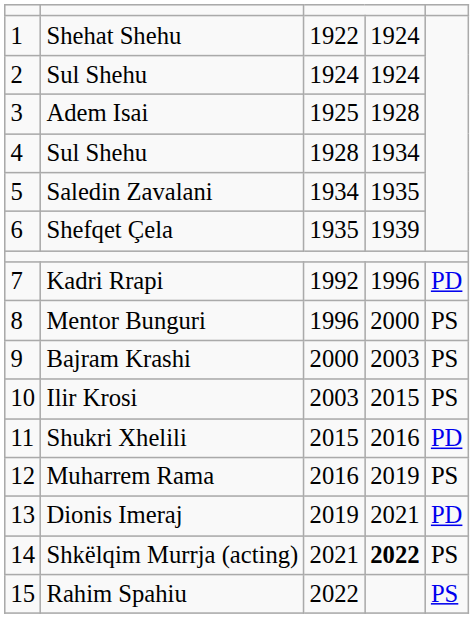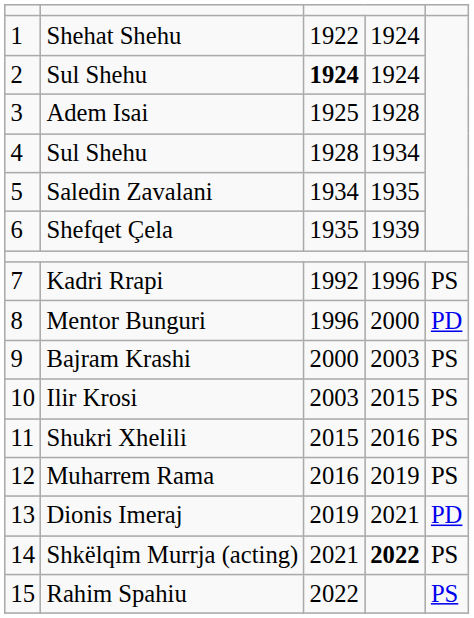(334, 74) normal -> (334, 74) bold
(447, 281) PD -> (445, 281) PS
(445, 320) PS -> (447, 320) PD
(447, 437) PD -> (445, 437) PS
